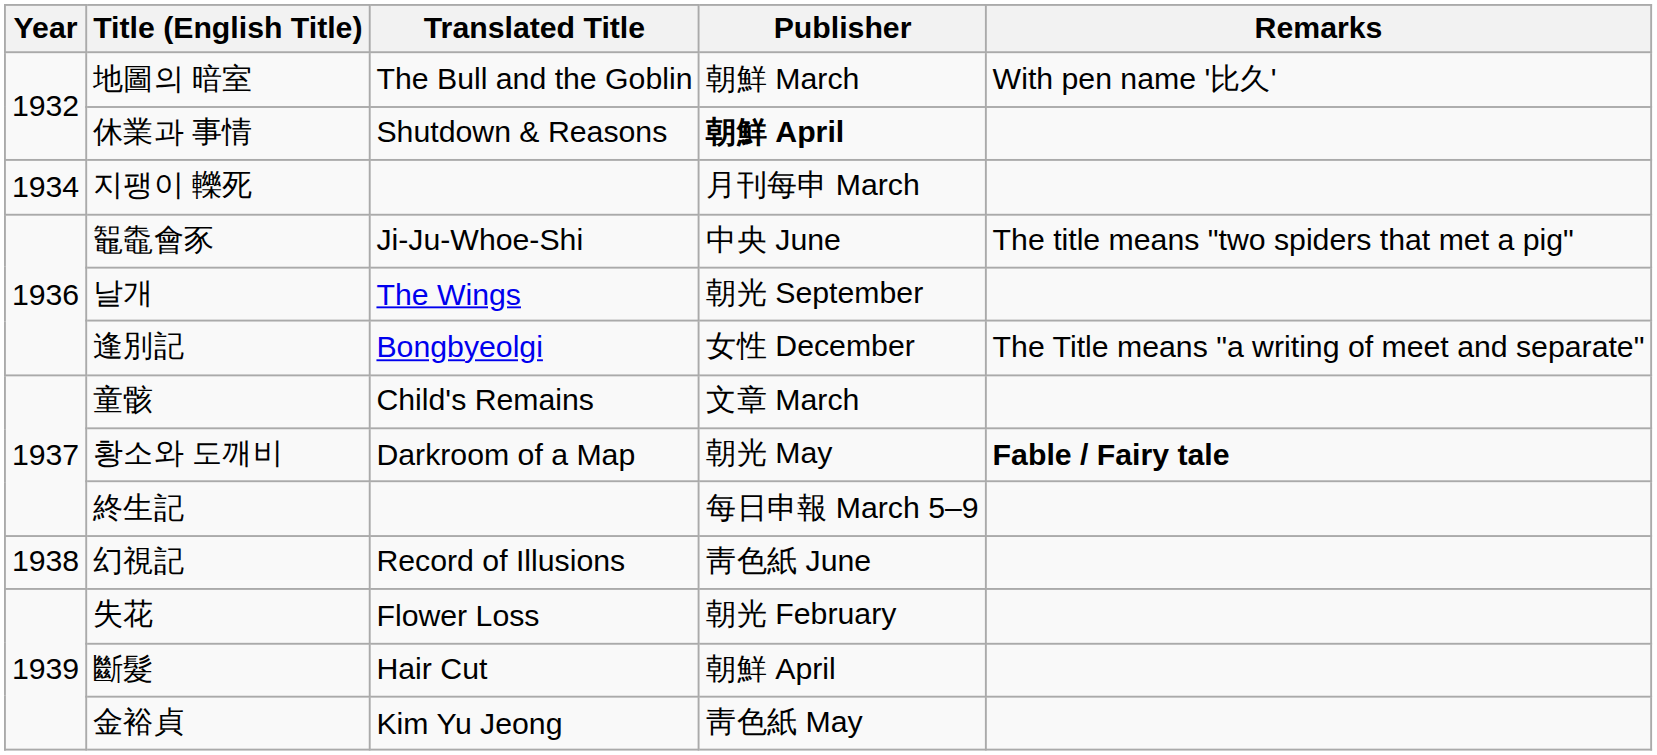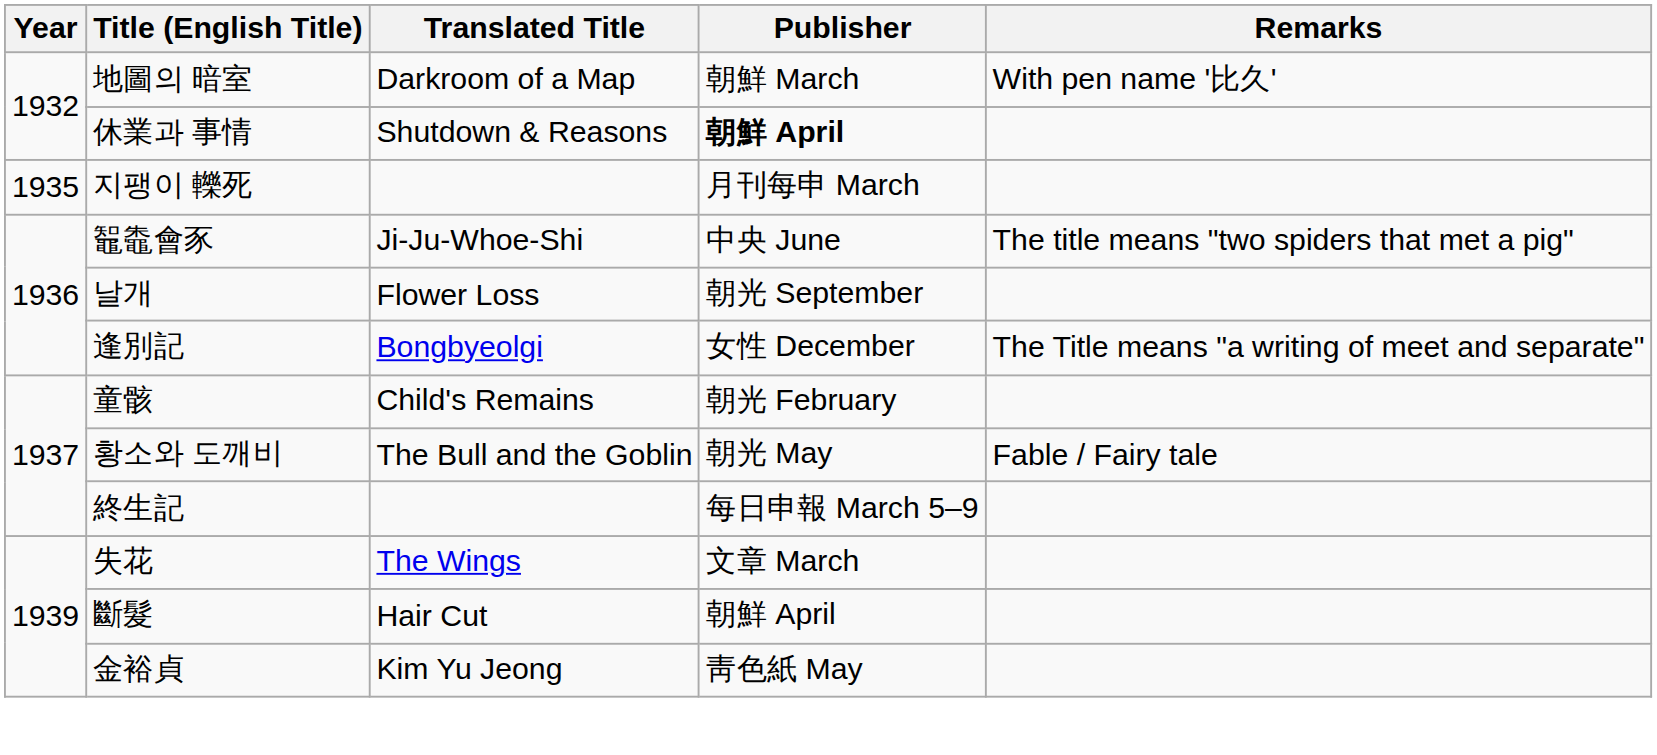(534, 79) The Bull and the Goblin -> (506, 79) Darkroom of a Map
(46, 186) 1934 -> (46, 186) 1935
(449, 293) The Wings -> (458, 293) Flower Loss
(783, 400) 文章 March -> (801, 400) 朝光 February
(506, 454) Darkroom of a Map -> (534, 454) The Bull and the Goblin
(1111, 454) bold -> (1105, 454) normal
- row: (138, 560)
(458, 615) Flower Loss -> (449, 561) The Wings
(801, 614) 朝光 February -> (783, 560) 文章 March
